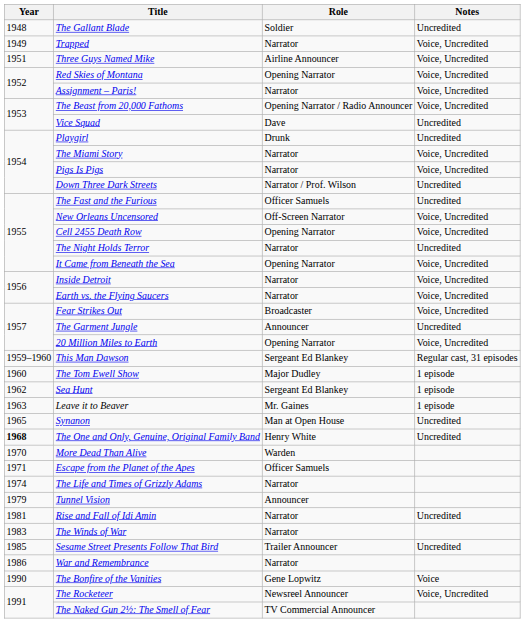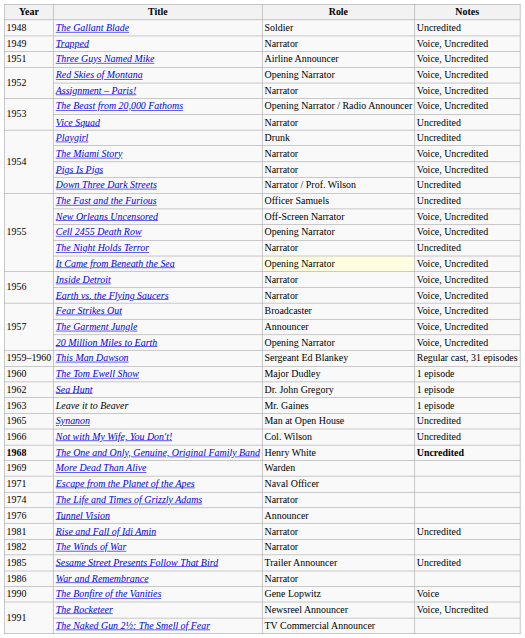(275, 122) Dave -> (281, 122) Narrator
(300, 264) no background -> (300, 264) lightyellow background
(439, 327) Uncredited -> (452, 327) Voice, Uncredited
(306, 389) Sergeant Ed Blankey -> (299, 389) Dr. John Gregory
+ row: (114, 437)
(439, 437) normal -> (440, 452) bold
(17, 452) 1970 -> (17, 468) 1969
(297, 468) Officer Samuels -> (292, 484) Naval Officer
(17, 500) 1979 -> (17, 515) 1976
(17, 531) 1983 -> (17, 547) 1982
